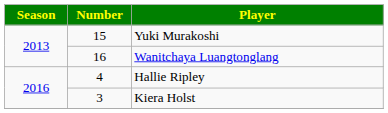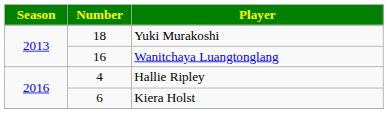(100, 35) 15 -> (100, 35) 18
(100, 98) 3 -> (100, 98) 6
